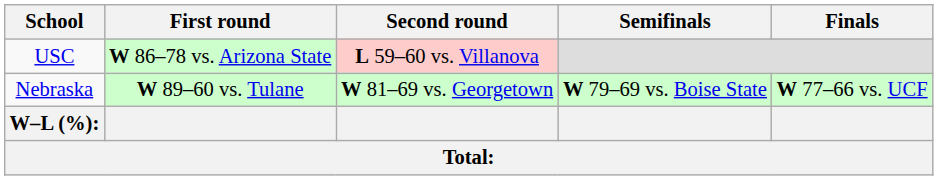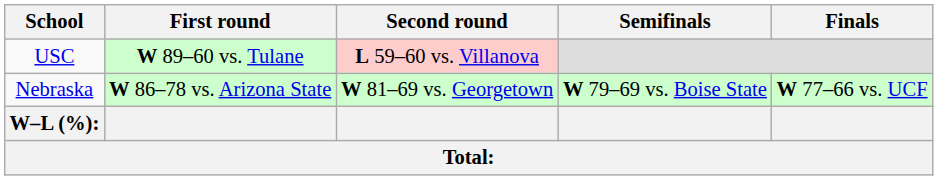(220, 55) W 86–78 vs. Arizona State -> (220, 55) W 89–60 vs. Tulane
(220, 89) W 89–60 vs. Tulane -> (220, 89) W 86–78 vs. Arizona State
